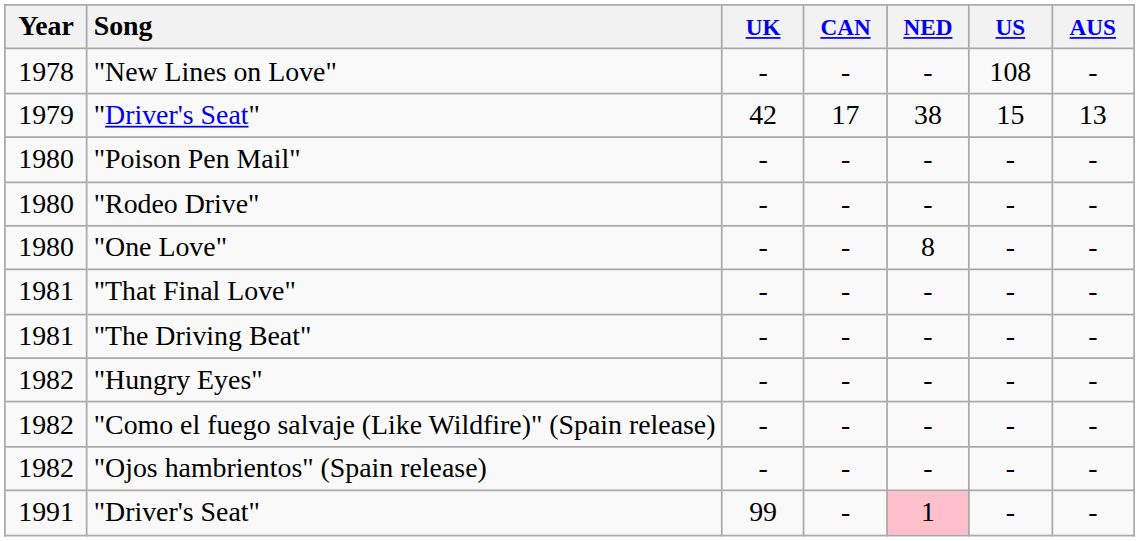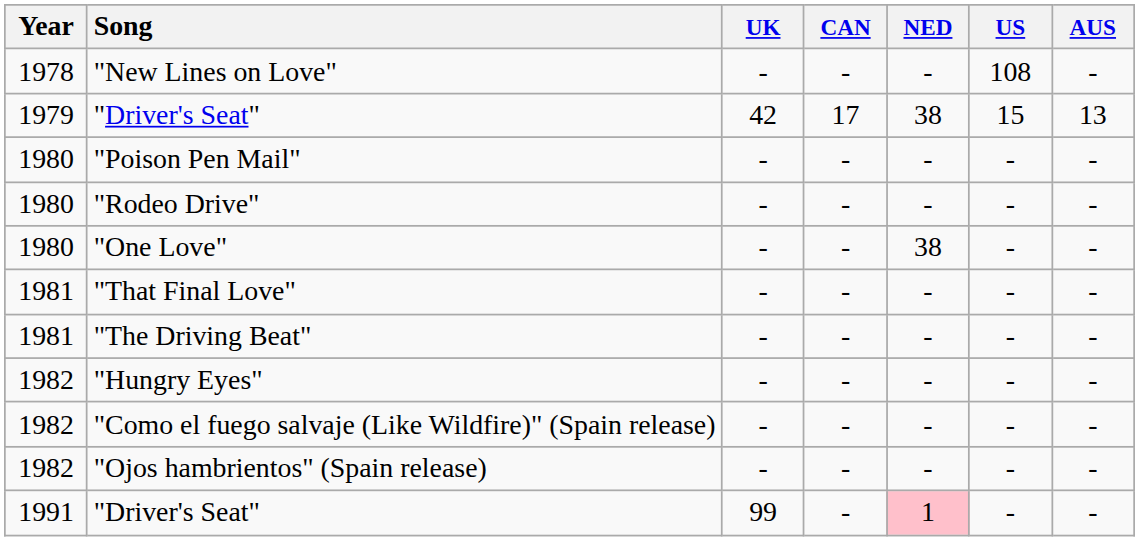(928, 247) 8 -> (928, 247) 38
